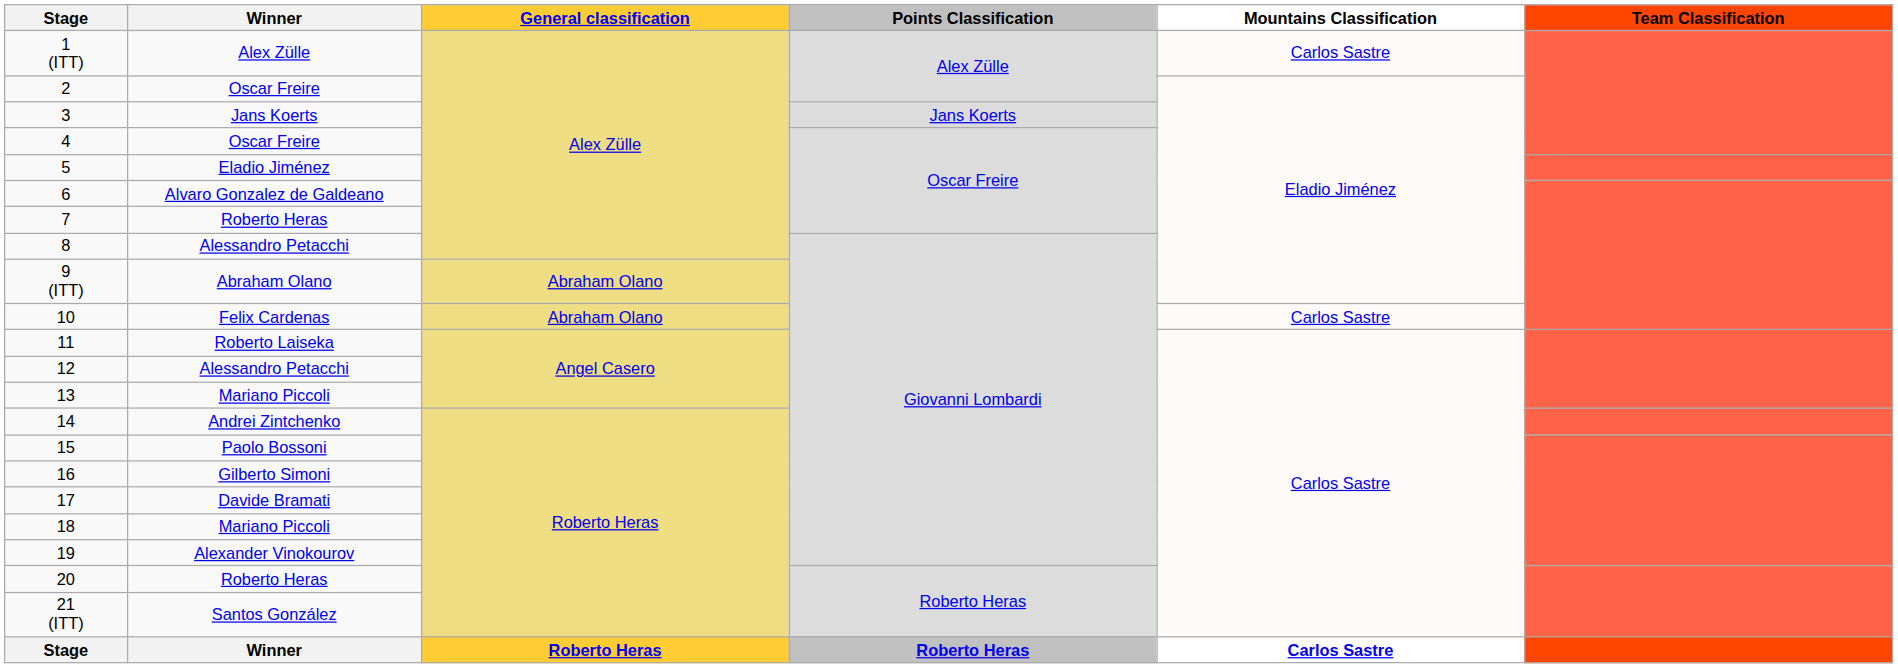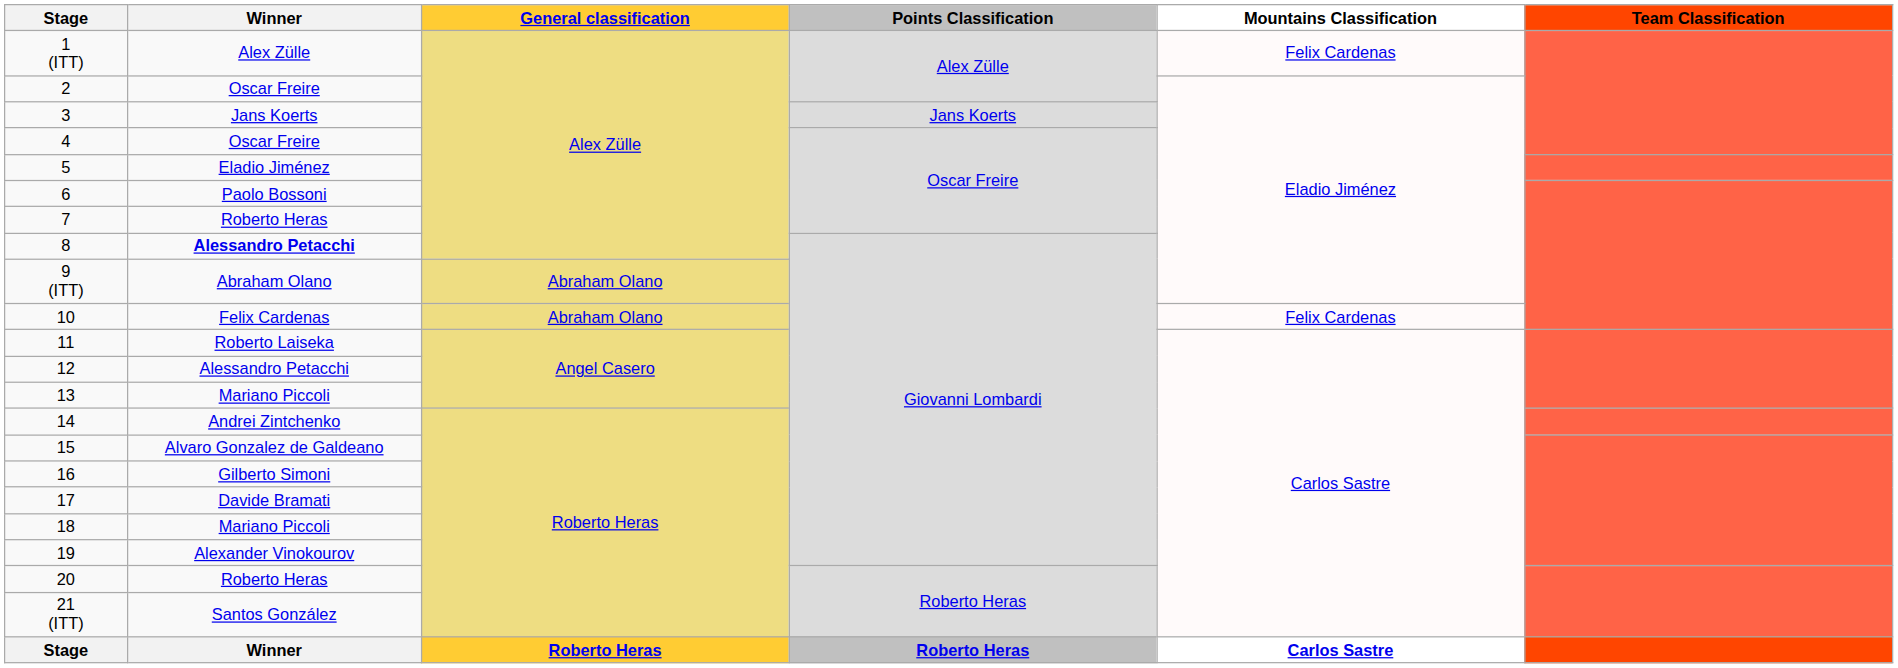(1340, 53) Carlos Sastre -> (1340, 53) Felix Cardenas
(274, 194) Alvaro Gonzalez de Galdeano -> (274, 194) Paolo Bossoni
(274, 246) normal -> (274, 246) bold
(1340, 317) Carlos Sastre -> (1340, 317) Felix Cardenas
(274, 448) Paolo Bossoni -> (274, 448) Alvaro Gonzalez de Galdeano
